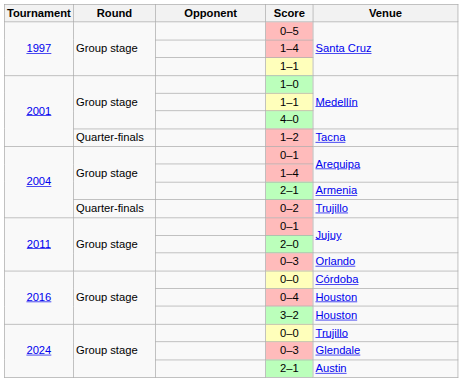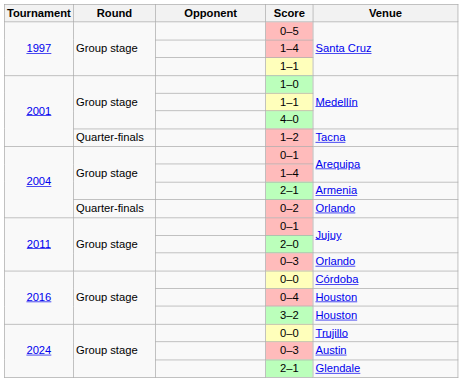(332, 208) Trujillo -> (335, 208) Orlando
(338, 350) Glendale -> (331, 350) Austin
(331, 368) Austin -> (338, 368) Glendale
